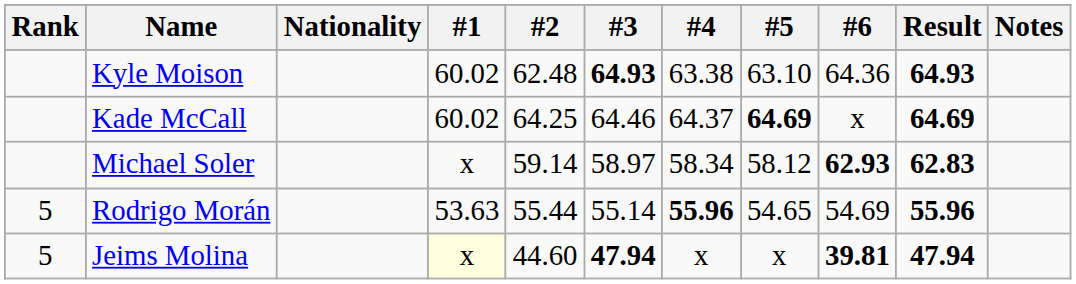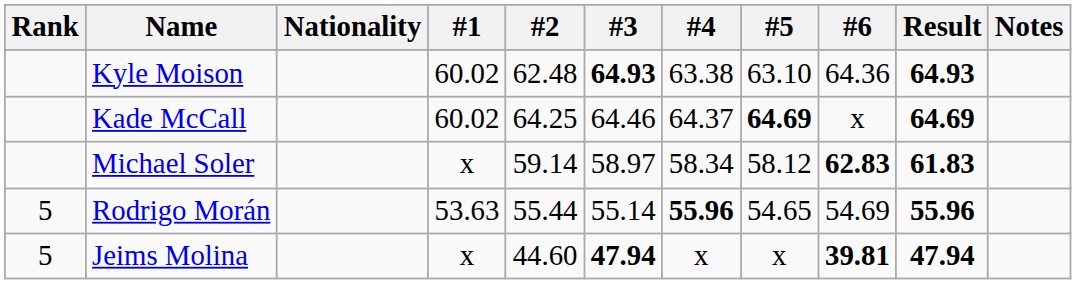(857, 164) 62.93 -> (857, 164) 62.83
(942, 164) 62.83 -> (942, 164) 61.83
(467, 255) lightyellow background -> (467, 255) no background
